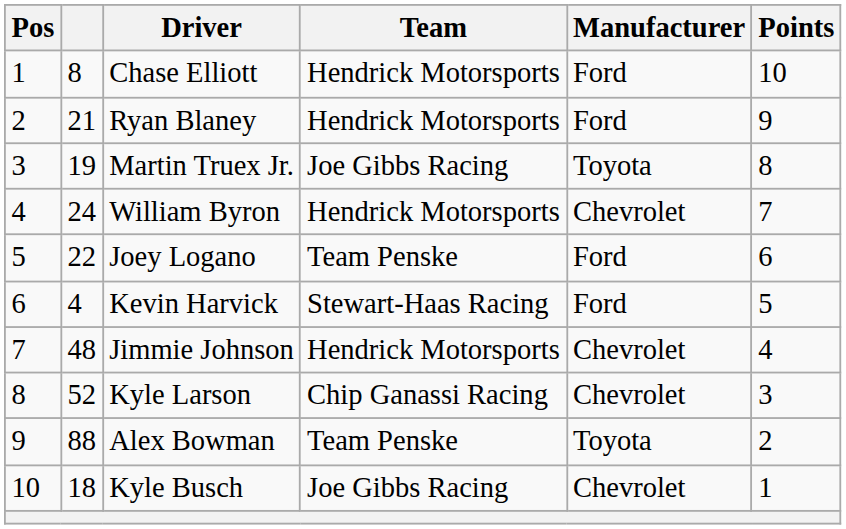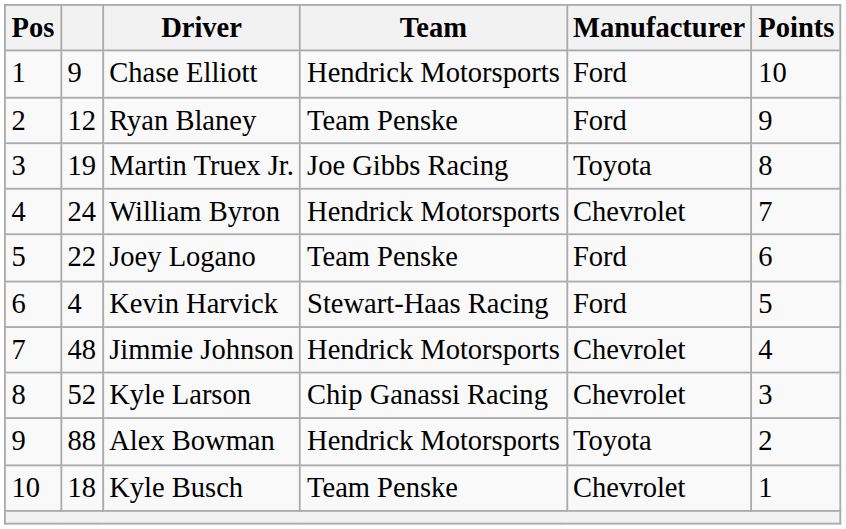(75, 73) 8 -> (75, 73) 9
(82, 119) 21 -> (82, 119) 12
(433, 119) Hendrick Motorsports -> (383, 119) Team Penske
(383, 440) Team Penske -> (433, 440) Hendrick Motorsports
(408, 486) Joe Gibbs Racing -> (383, 486) Team Penske
